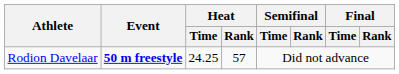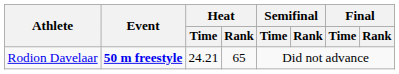(203, 58) 24.25 -> (203, 58) 24.21
(239, 58) 57 -> (239, 58) 65
